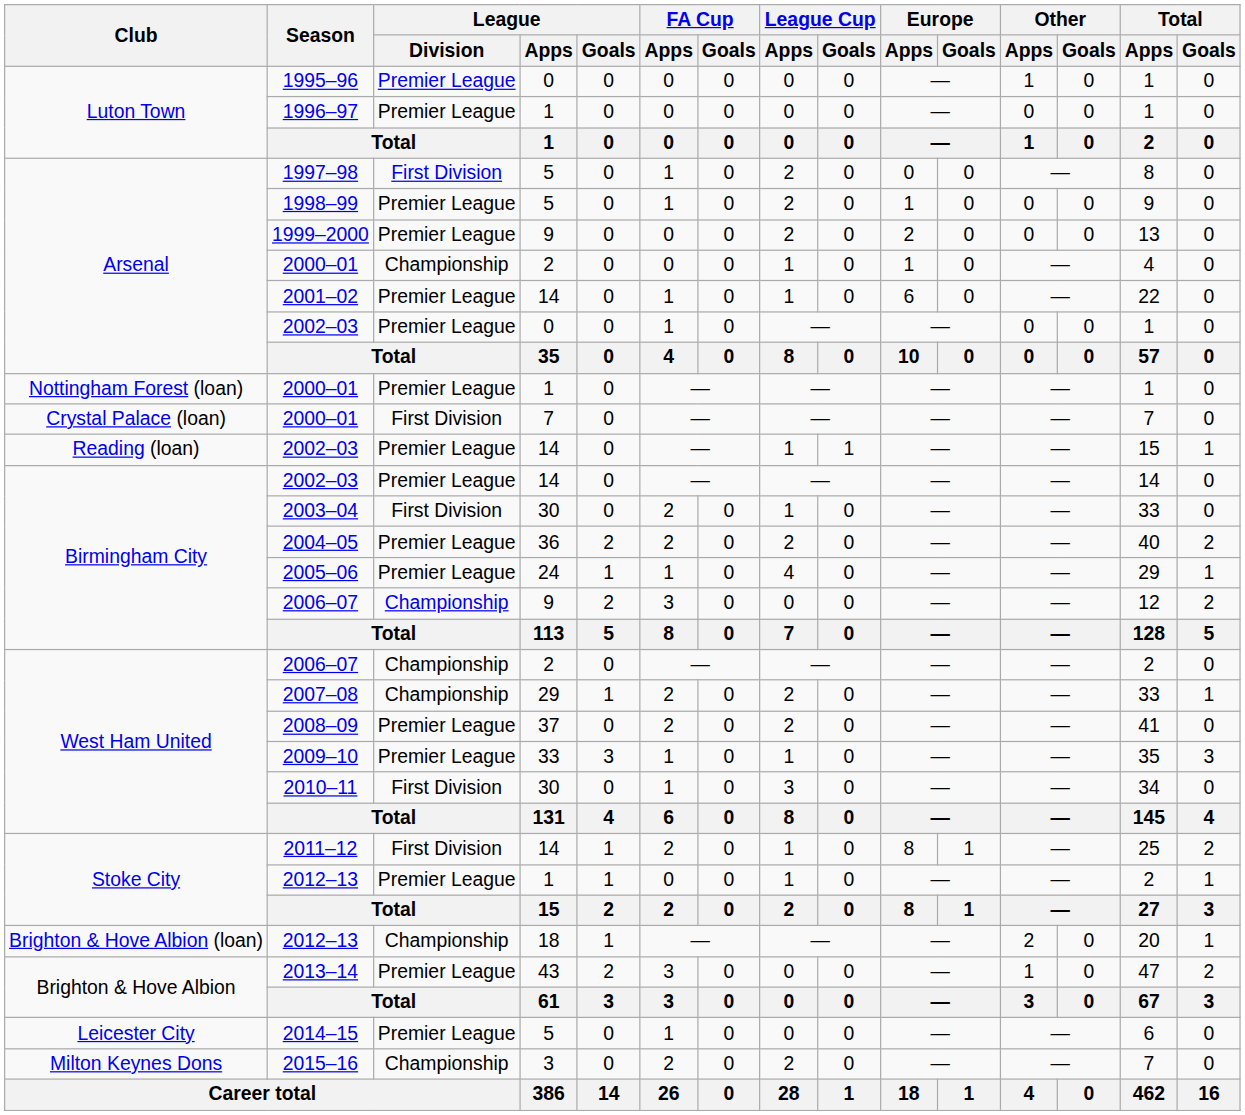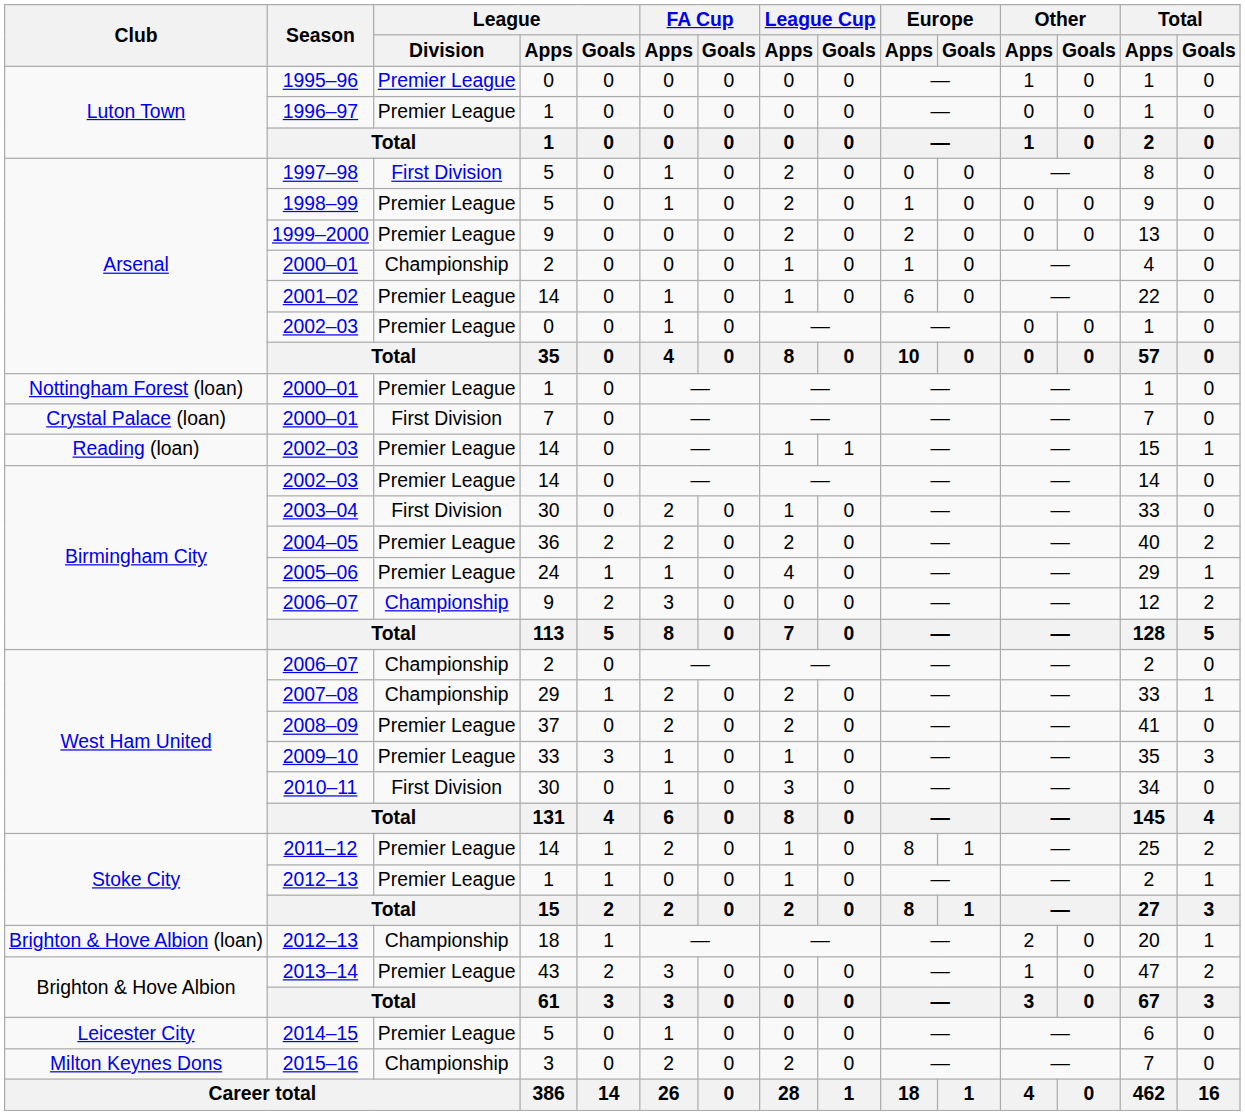(447, 848) First Division -> (447, 848) Premier League
